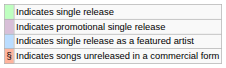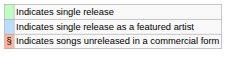- row: (91, 27)
